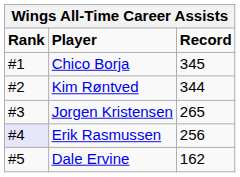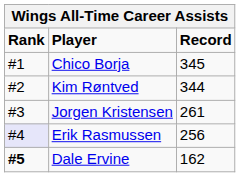(192, 111) 265 -> (192, 111) 261
(16, 159) normal -> (16, 159) bold
